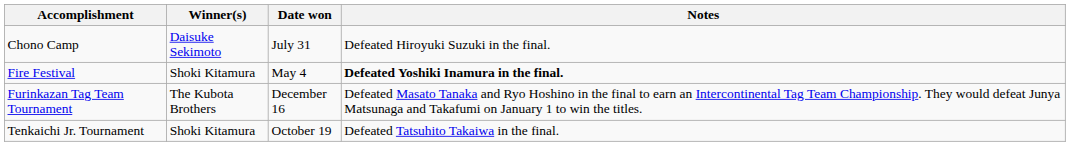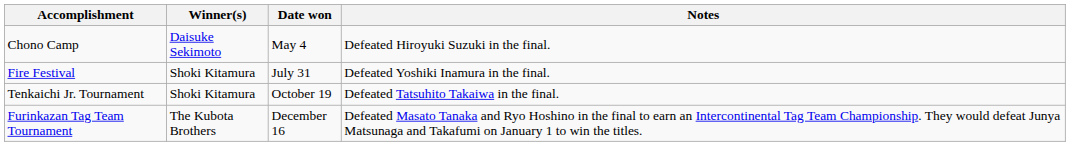(291, 44) July 31 -> (289, 44) May 4
(289, 72) May 4 -> (291, 72) July 31
(454, 72) bold -> (447, 72) normal
rows swapped: (76, 130) <-> (66, 101)
